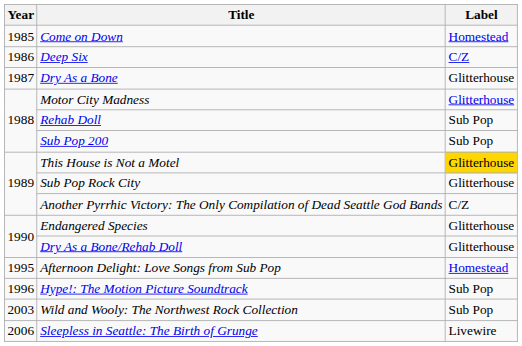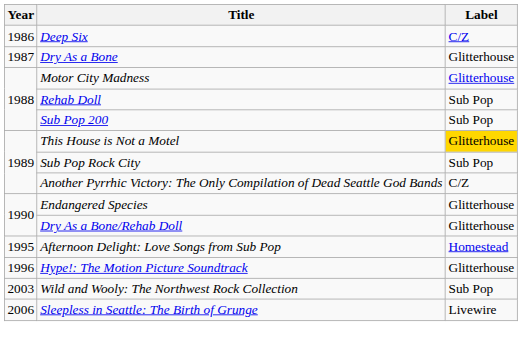- row: (81, 36)
(481, 183) Glitterhouse -> (471, 162) Sub Pop
(471, 288) Sub Pop -> (481, 267) Glitterhouse
